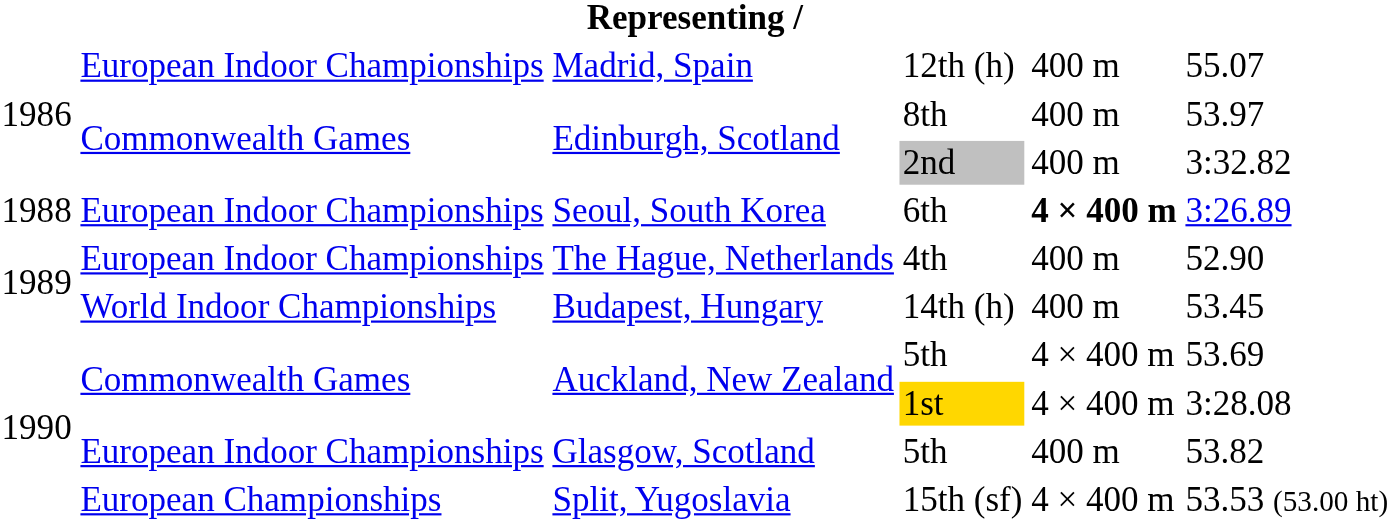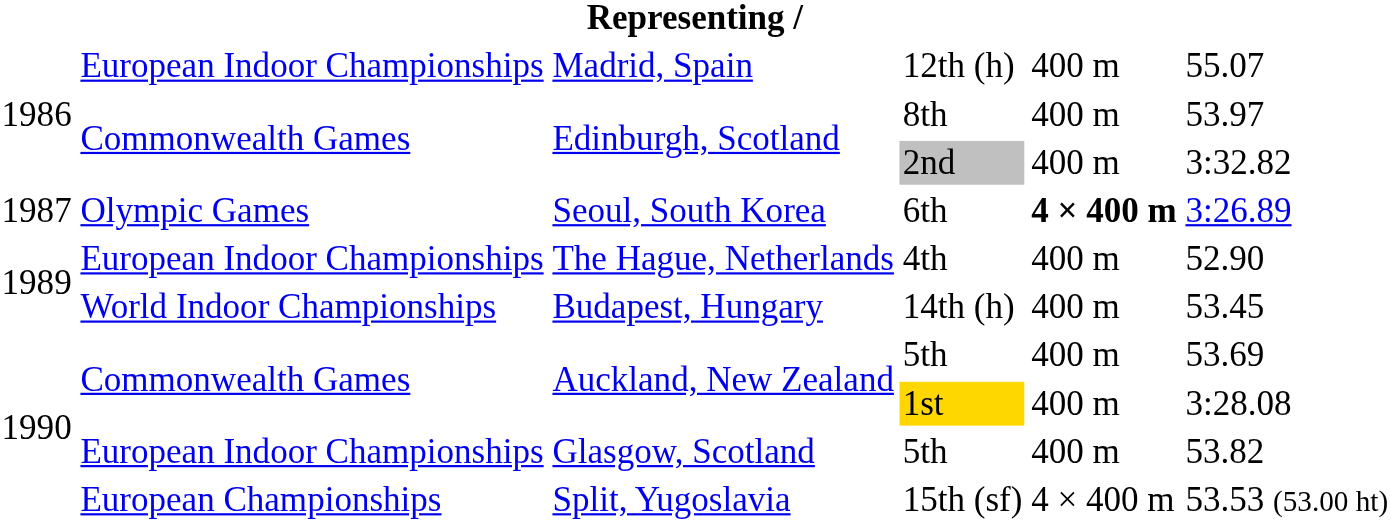(37, 210) 1988 -> (37, 210) 1987
(312, 210) European Indoor Championships -> (195, 210) Olympic Games
(1103, 354) 4 × 400 m -> (1075, 354) 400 m
(1103, 403) 4 × 400 m -> (1075, 403) 400 m
